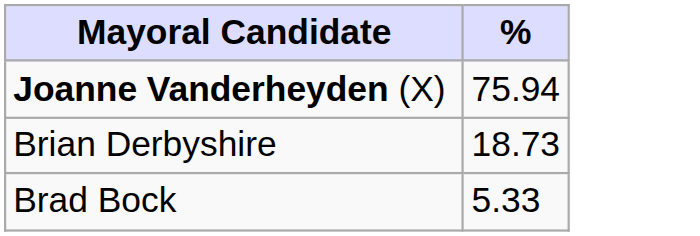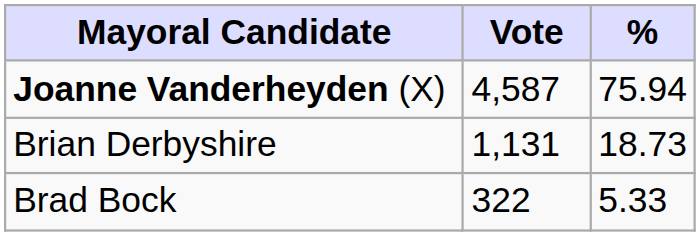+ column: (527, 32)
